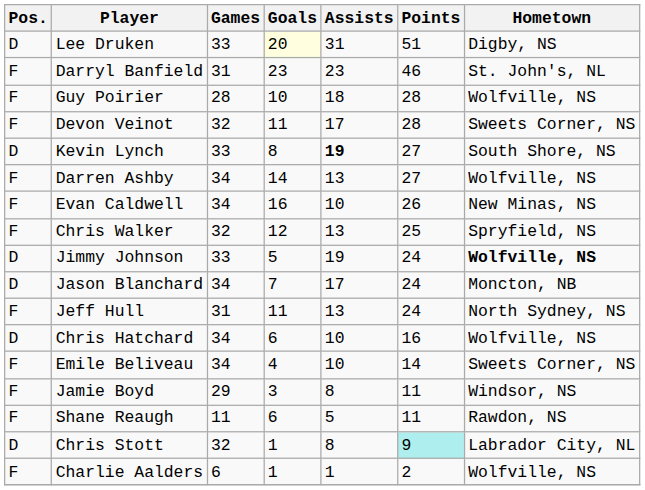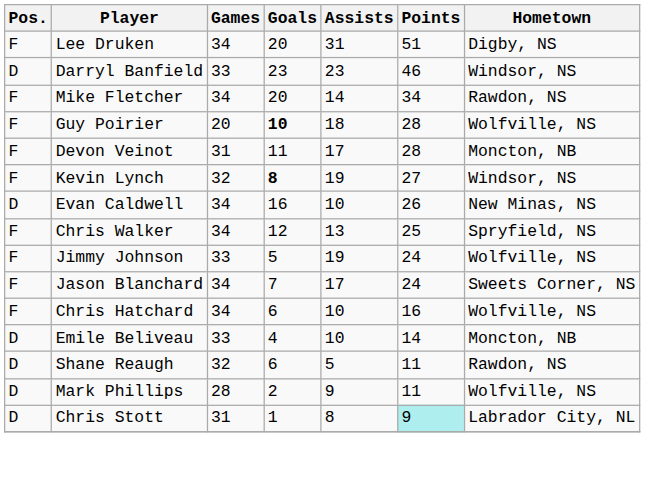(13, 45) D -> (13, 45) F
(221, 45) 33 -> (221, 45) 34
(278, 45) lightyellow background -> (278, 45) no background
(13, 71) F -> (13, 71) D
(221, 71) 31 -> (221, 71) 33
(537, 71) St. John's, NL -> (522, 71) Windsor, NS
+ row: (120, 98)
(221, 98) 28 -> (221, 125) 20
(278, 98) normal -> (278, 125) bold
(221, 125) 32 -> (221, 151) 31
(552, 125) Sweets Corner, NS -> (522, 151) Moncton, NB
(13, 151) D -> (13, 178) F
(221, 151) 33 -> (221, 178) 32
(273, 151) normal -> (273, 178) bold
(335, 151) bold -> (335, 178) normal
(542, 151) South Shore, NS -> (522, 178) Windsor, NS
- row: (115, 178)
(13, 205) F -> (13, 205) D
(221, 232) 32 -> (221, 232) 34
(13, 258) D -> (13, 258) F
(532, 258) bold -> (532, 258) normal
(13, 285) D -> (13, 285) F
(522, 285) Moncton, NB -> (552, 285) Sweets Corner, NS
- row: (100, 312)
(13, 338) D -> (13, 312) F
(13, 365) F -> (13, 338) D
(221, 365) 34 -> (221, 338) 33
(552, 365) Sweets Corner, NS -> (522, 338) Moncton, NB
- row: (105, 392)
(13, 418) F -> (13, 365) D
(221, 418) 11 -> (221, 365) 32
+ row: (120, 392)
(221, 445) 32 -> (221, 418) 31
- row: (129, 472)
